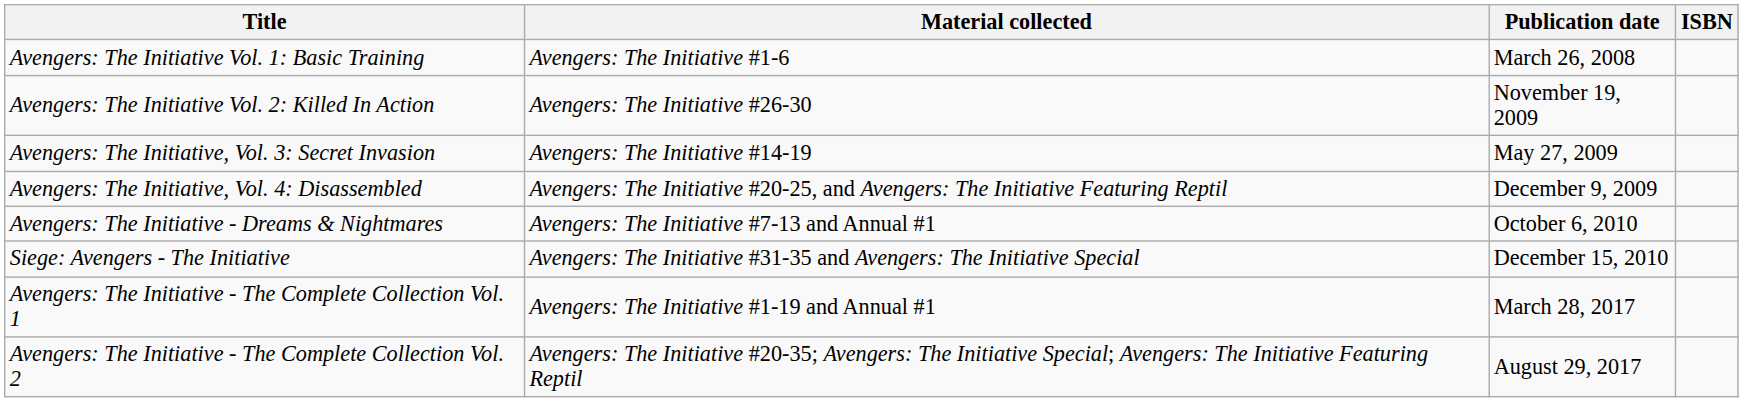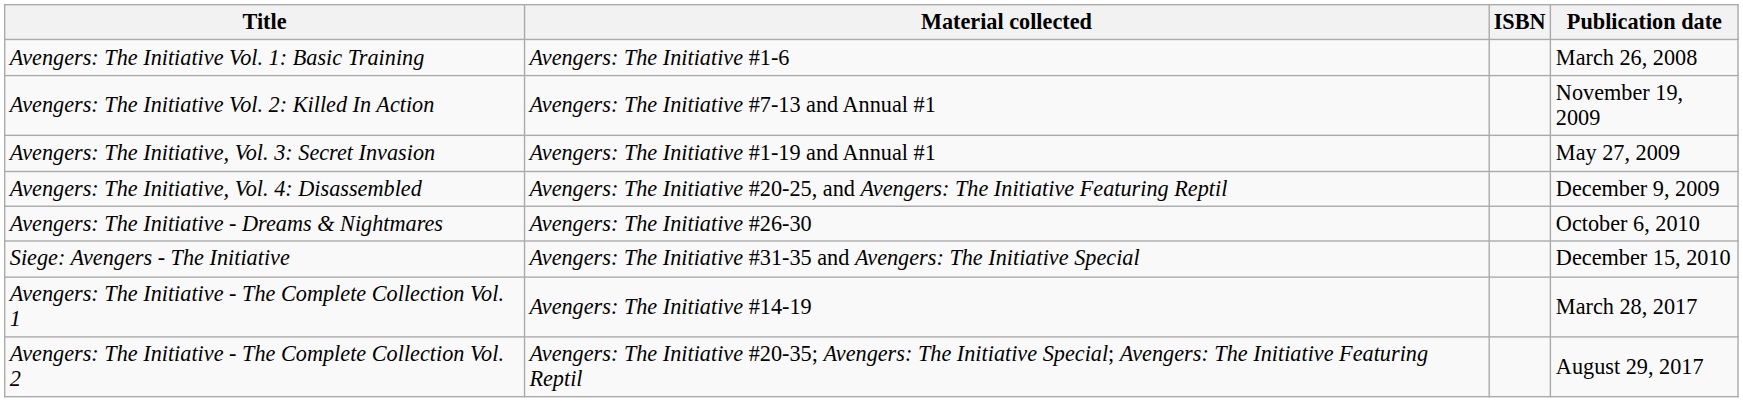columns swapped: (1582, 22) <-> (1707, 22)
(671, 105) Avengers: The Initiative #26-30 -> (733, 105) Avengers: The Initiative #7-13 and Annual #1
(671, 152) Avengers: The Initiative #14-19 -> (733, 152) Avengers: The Initiative #1-19 and Annual #1
(733, 223) Avengers: The Initiative #7-13 and Annual #1 -> (671, 223) Avengers: The Initiative #26-30
(733, 306) Avengers: The Initiative #1-19 and Annual #1 -> (671, 306) Avengers: The Initiative #14-19
